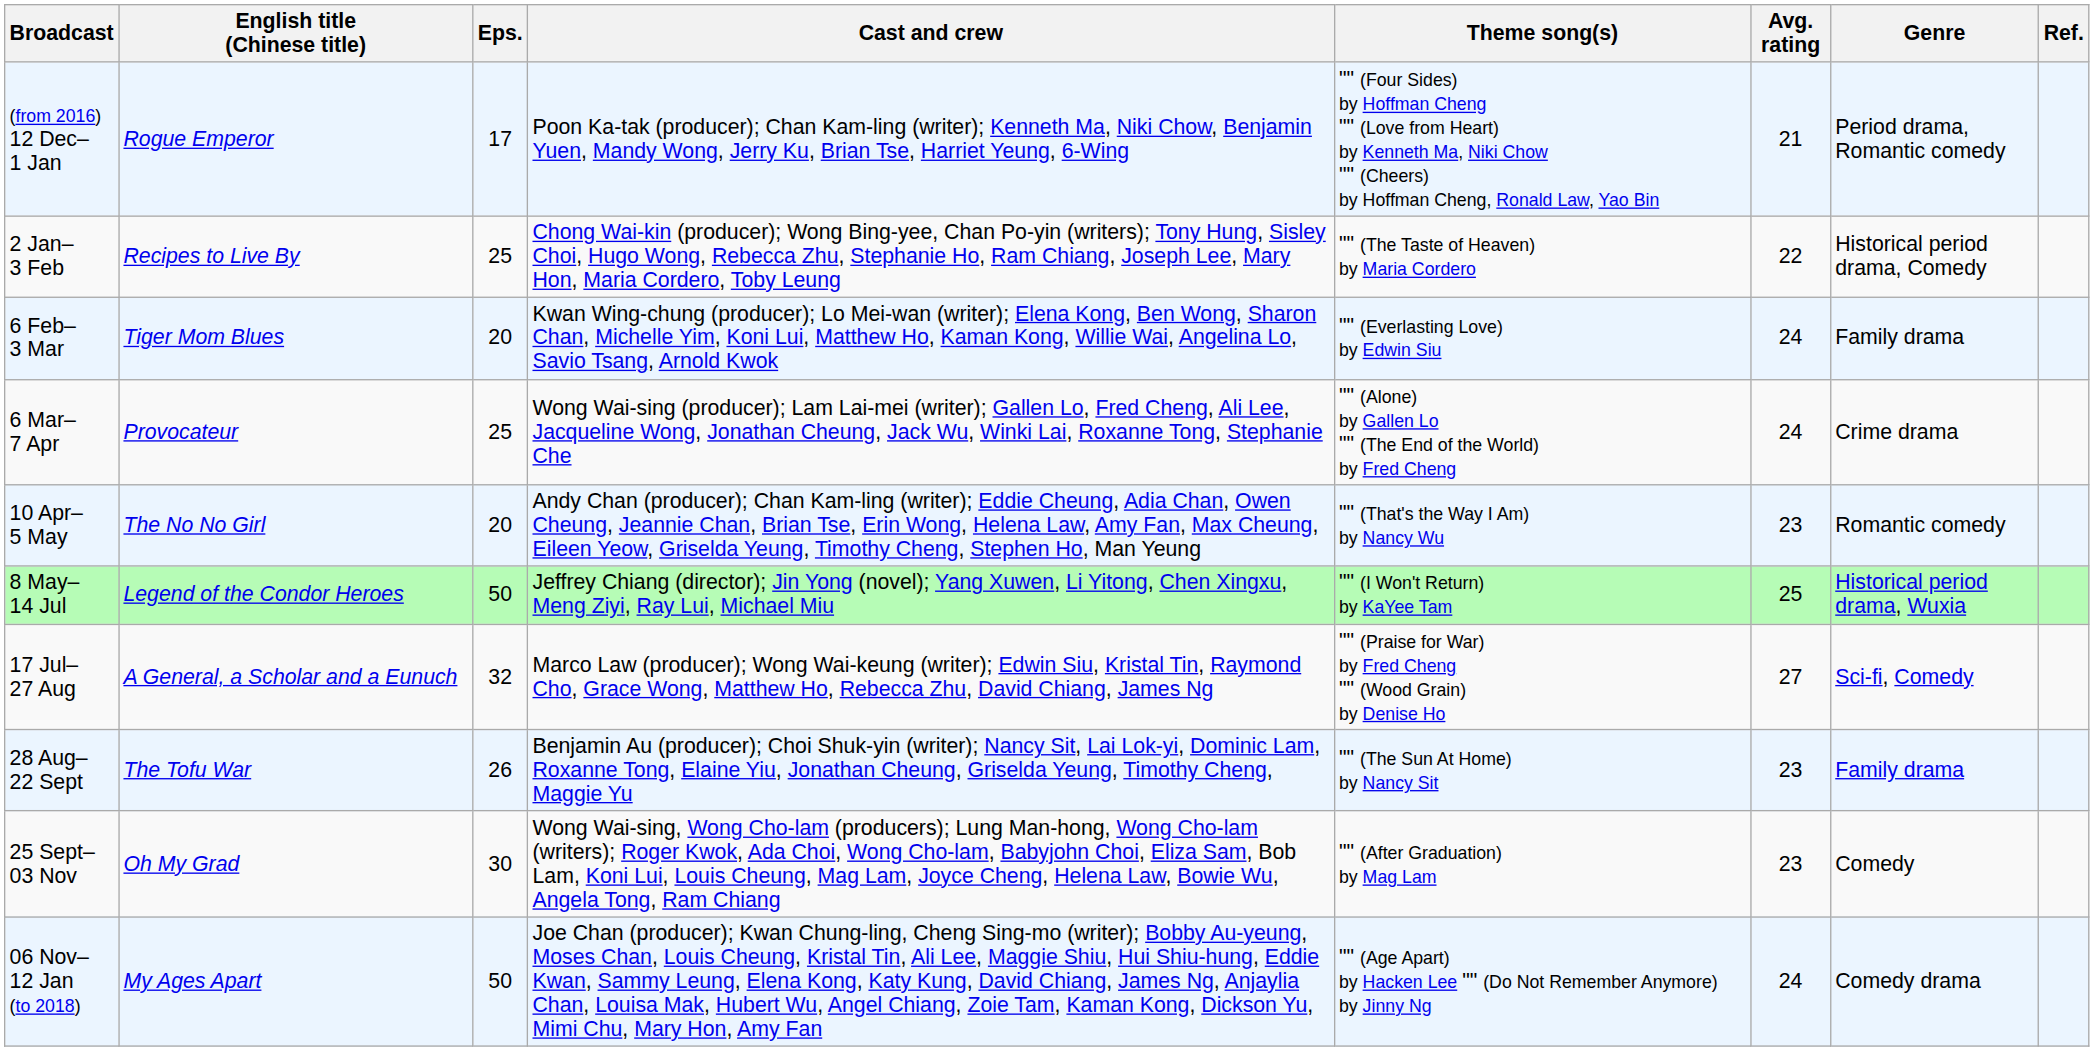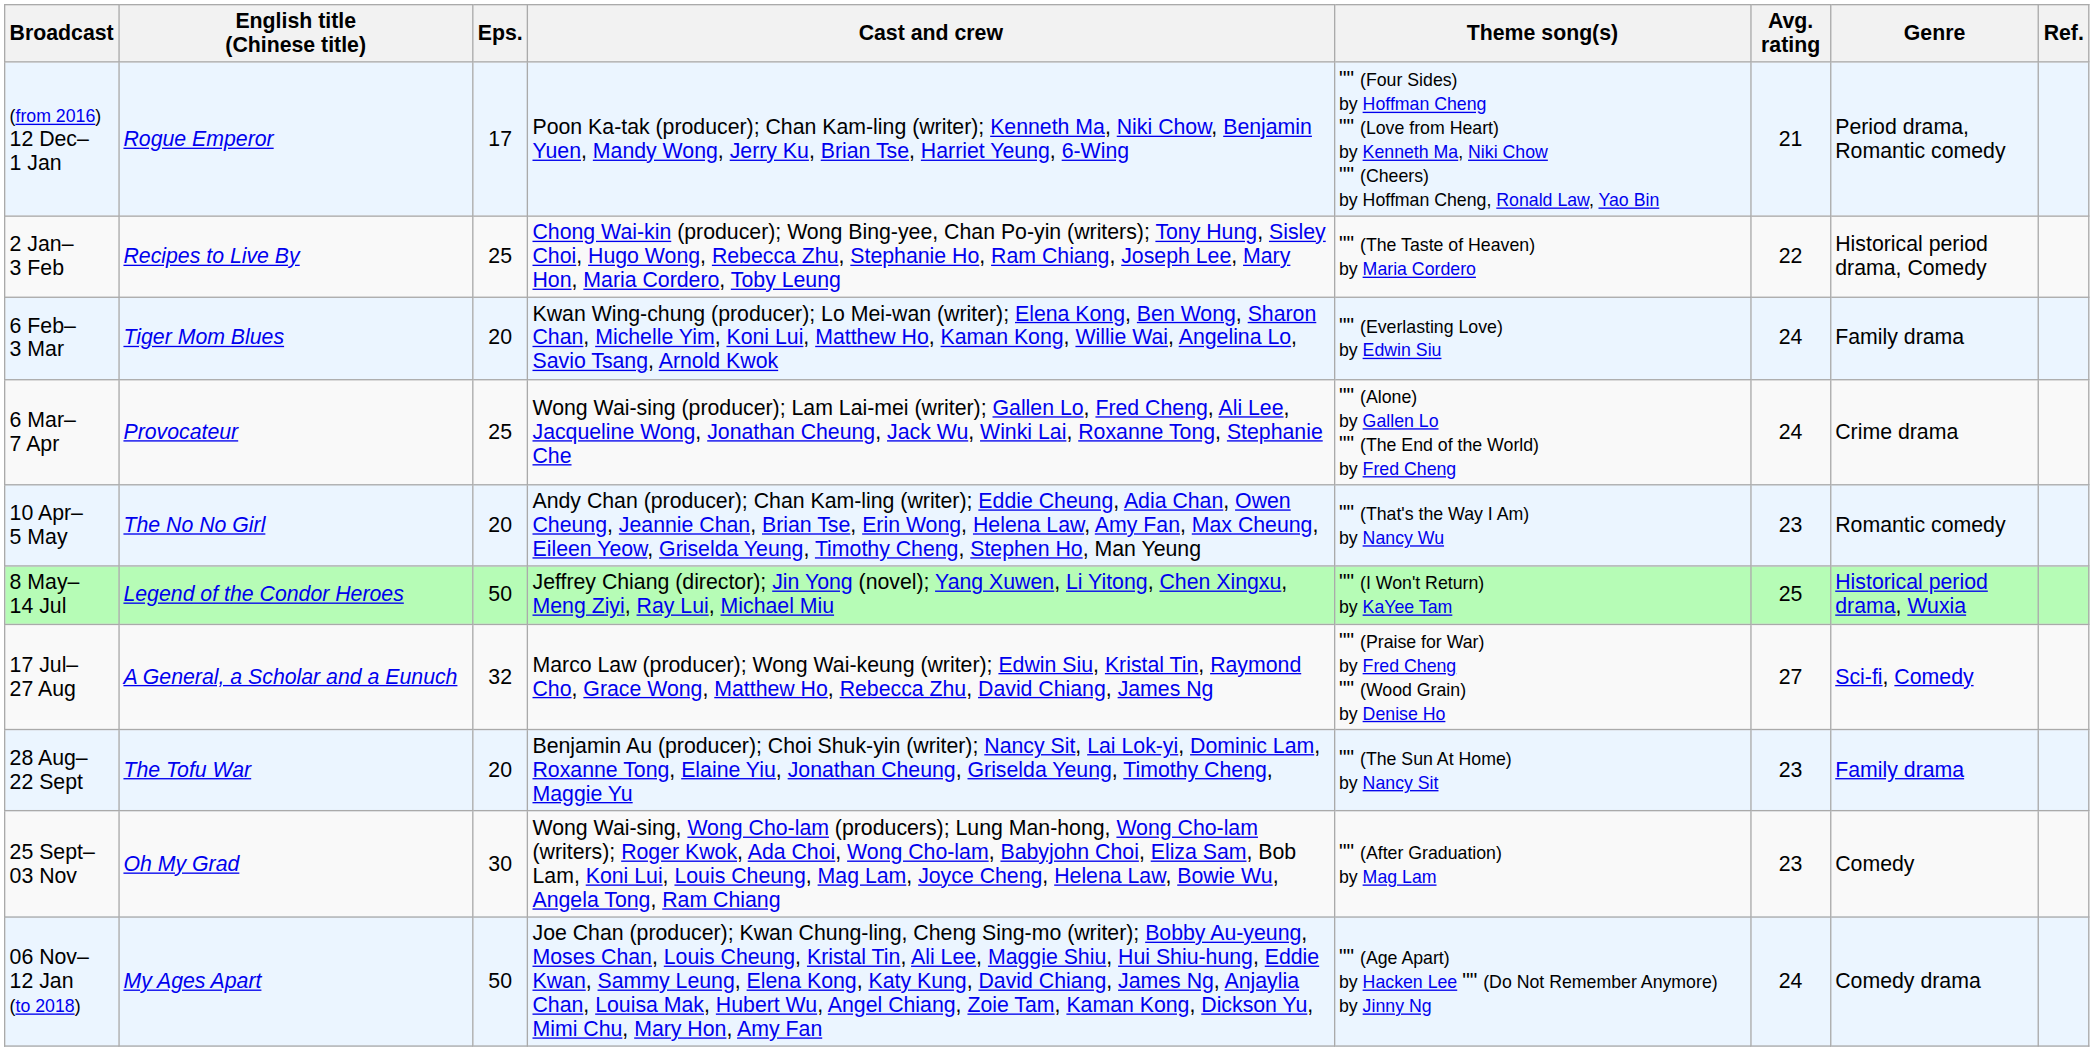(500, 770) 26 -> (500, 770) 20
